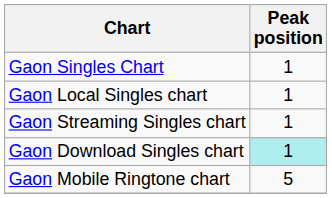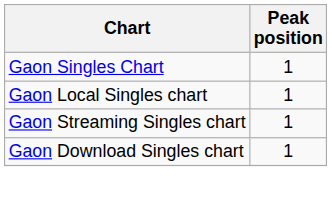(288, 151) paleturquoise background -> (288, 151) no background
- row: (119, 179)
